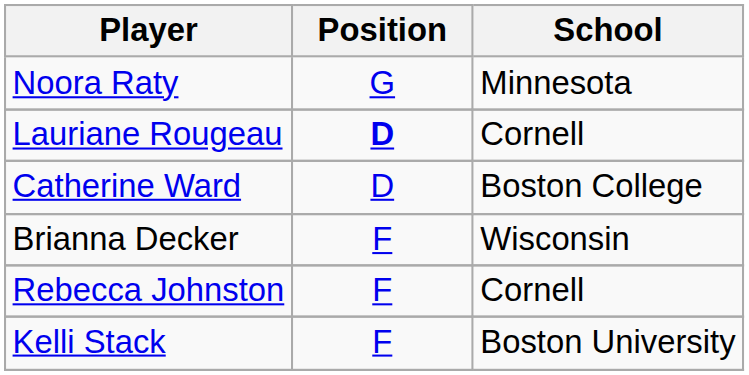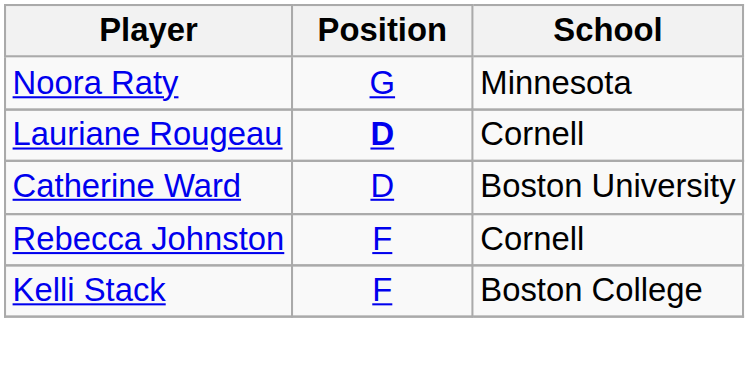(592, 186) Boston College -> (608, 186) Boston University
- row: (126, 238)
(608, 342) Boston University -> (592, 290) Boston College
